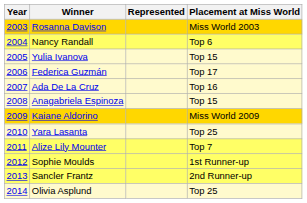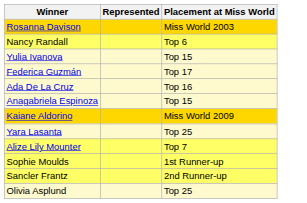- column: (17, 12)
